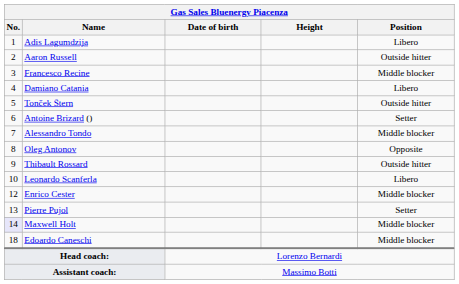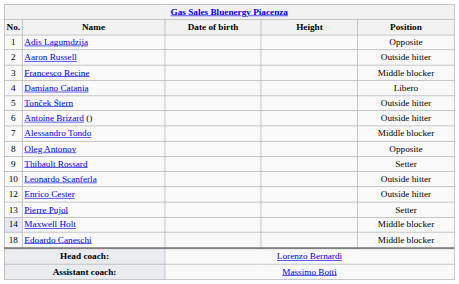(406, 42) Libero -> (406, 42) Opposite
(406, 118) Setter -> (406, 118) Outside hitter
(406, 164) Outside hitter -> (406, 164) Setter
(406, 179) Libero -> (406, 179) Outside hitter
(406, 194) Middle blocker -> (406, 194) Outside hitter
